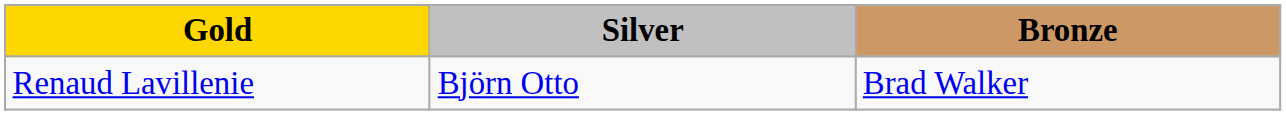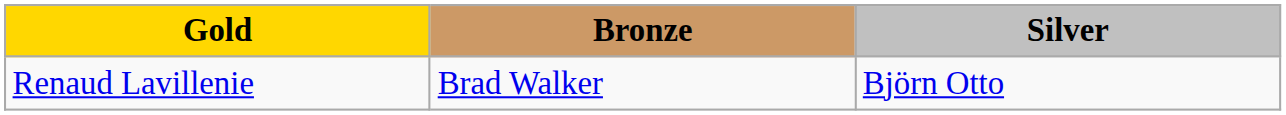columns swapped: (643, 30) <-> (1068, 30)
